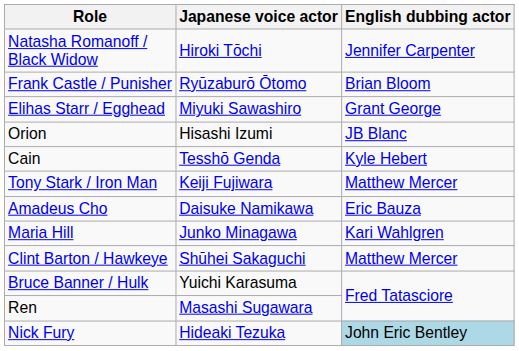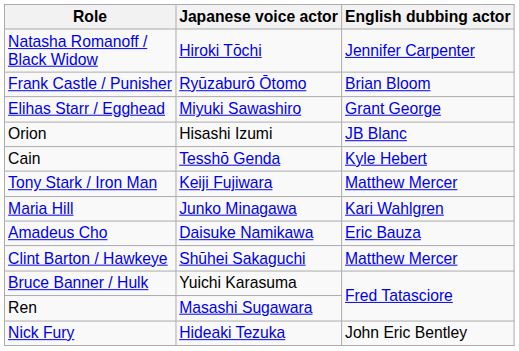rows swapped: (58, 208) <-> (41, 233)
(406, 332) lightblue background -> (406, 332) no background
